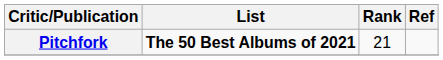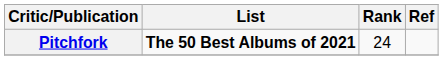(382, 42) 21 -> (382, 42) 24
